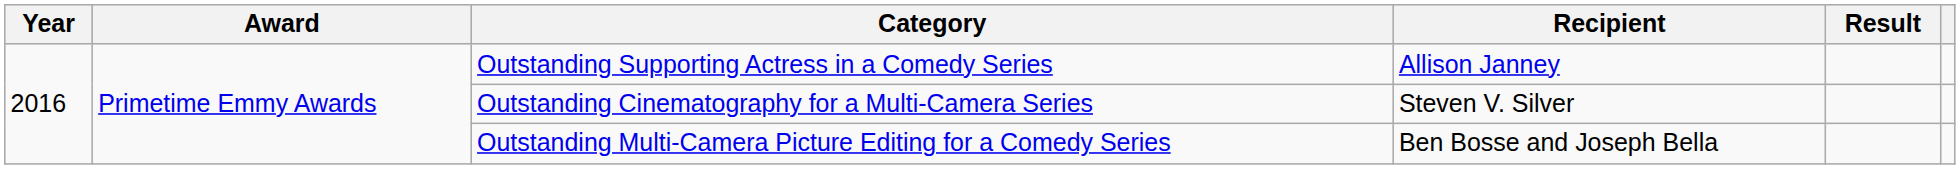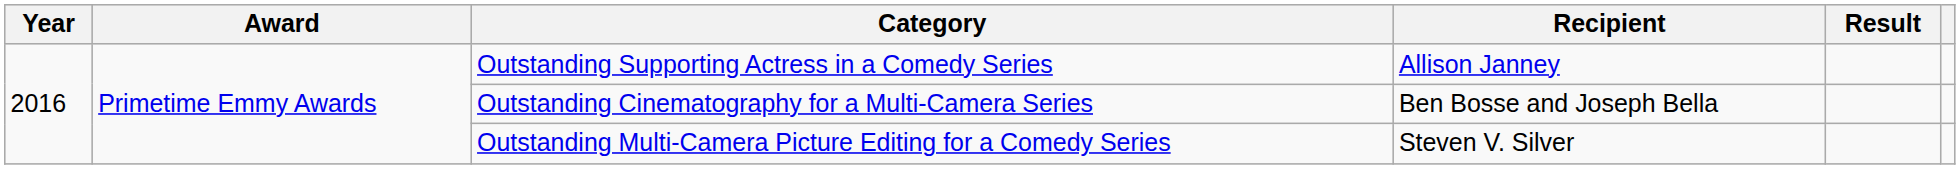(1487, 103) Steven V. Silver -> (1558, 103) Ben Bosse and Joseph Bella
(1558, 143) Ben Bosse and Joseph Bella -> (1487, 143) Steven V. Silver
